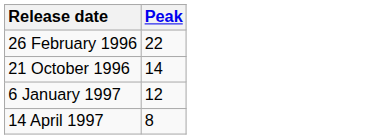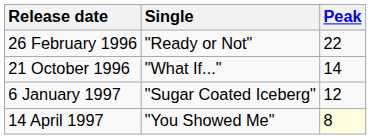+ column: (169, 17)
(149, 120) no background -> (328, 120) lightyellow background
